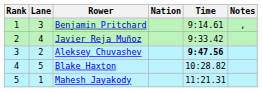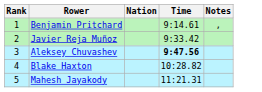- column: (41, 11)
